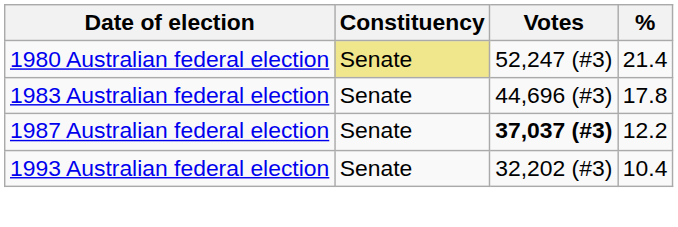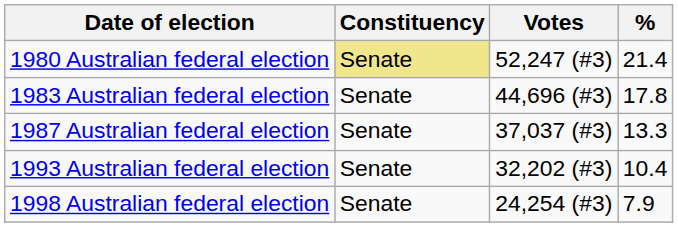(554, 131) bold -> (554, 131) normal
(645, 131) 12.2 -> (645, 131) 13.3
+ row: (170, 204)
